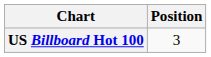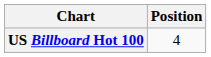(177, 40) 3 -> (177, 40) 4
